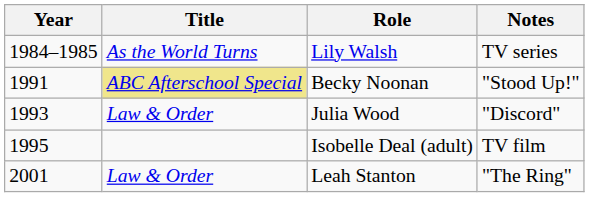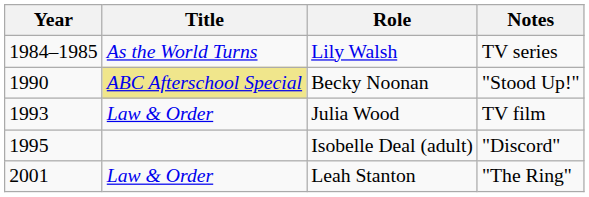(29, 82) 1991 -> (29, 82) 1990
(521, 113) "Discord" -> (514, 113) TV film
(514, 144) TV film -> (521, 144) "Discord"
